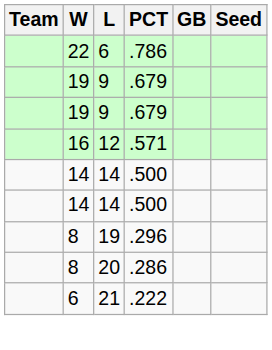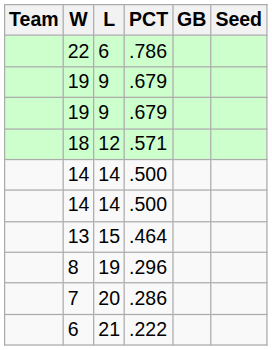(79, 143) 16 -> (79, 143) 18
+ row: (109, 236)
(73, 267) 8 -> (73, 298) 7
